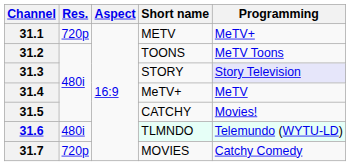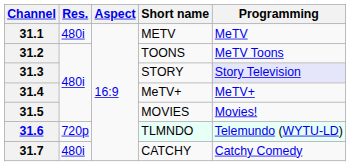(75, 33) 720p -> (73, 33) 480i
(235, 33) MeTV+ -> (231, 33) MeTV
(231, 92) MeTV -> (235, 92) MeTV+
(166, 111) CATCHY -> (165, 111) MOVIES
(73, 131) 480i -> (75, 131) 720p
(75, 151) 720p -> (73, 151) 480i
(165, 151) MOVIES -> (166, 151) CATCHY
